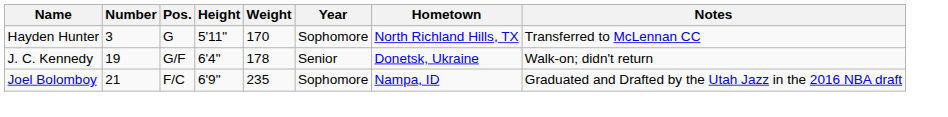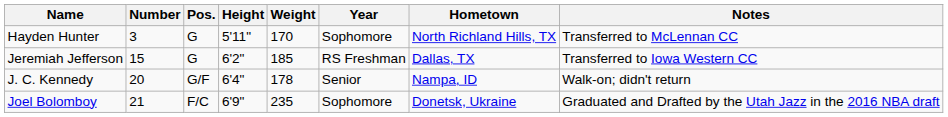+ row: (65, 58)
(113, 58) 19 -> (137, 79) 20
(427, 58) Donetsk, Ukraine -> (444, 79) Nampa, ID
(407, 79) Nampa, ID -> (464, 101) Donetsk, Ukraine
